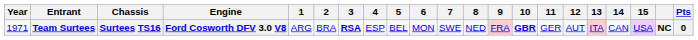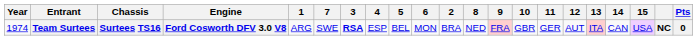columns swapped: (326, 12) <-> (450, 12)
(17, 28) 1971 -> (17, 28) 1974
(525, 28) bold -> (525, 28) normal
